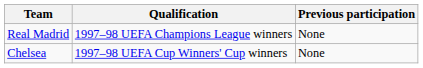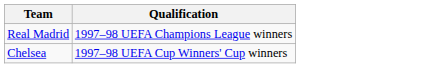- column: (356, 14)
